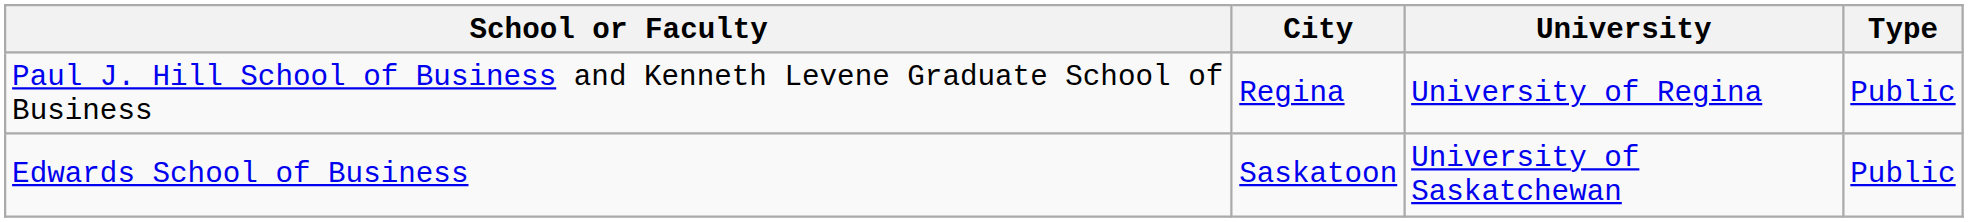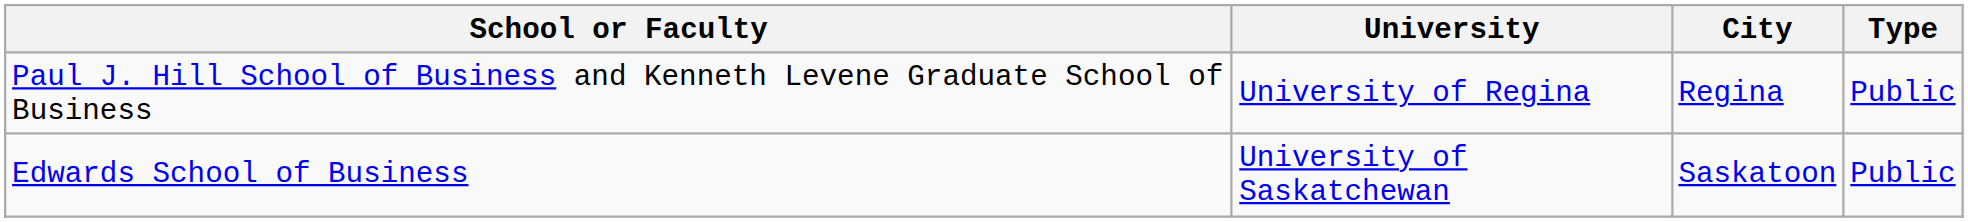columns swapped: (1624, 29) <-> (1318, 29)
